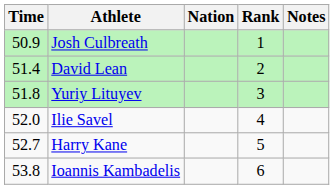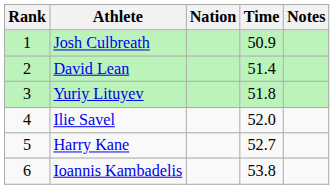columns swapped: (261, 17) <-> (26, 17)
